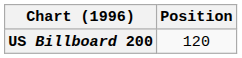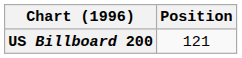(196, 41) 120 -> (196, 41) 121
